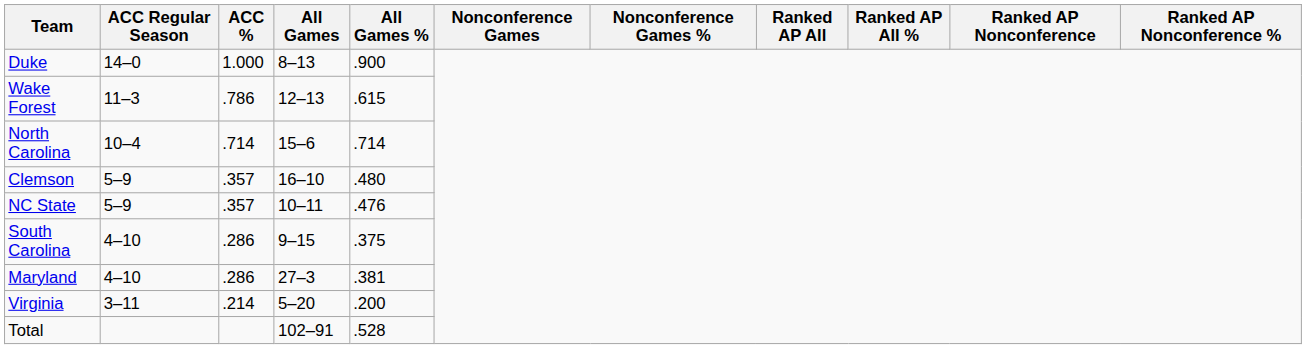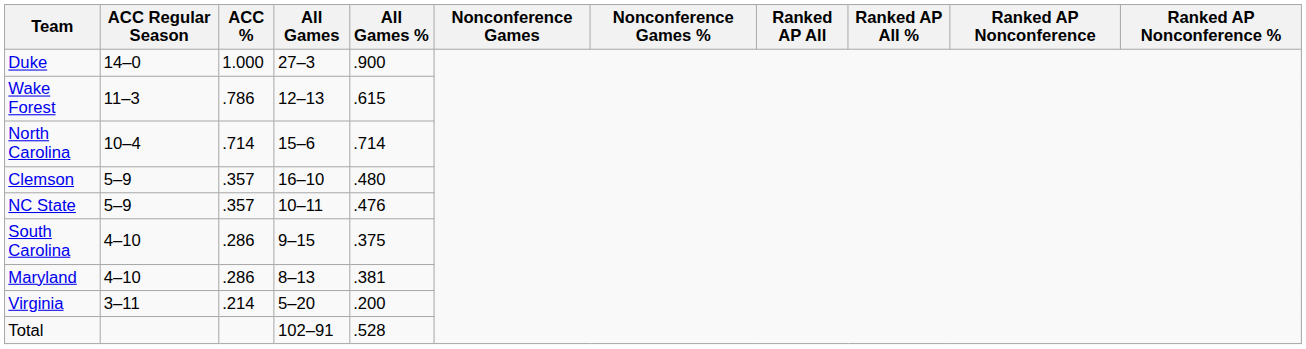(296, 62) 8–13 -> (296, 62) 27–3
(296, 277) 27–3 -> (296, 277) 8–13
